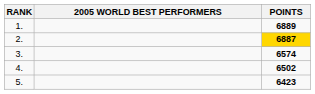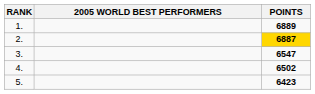(286, 54) 6574 -> (286, 54) 6547
